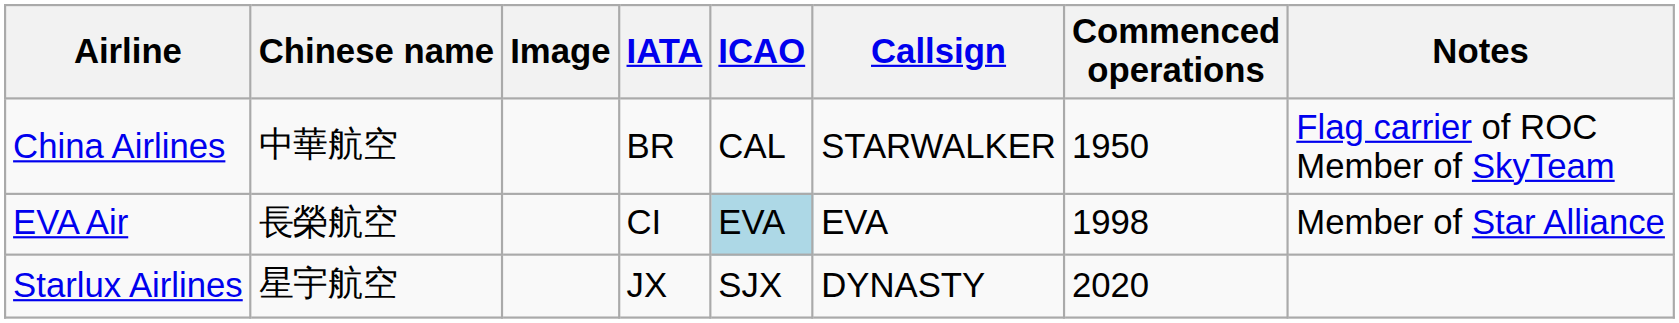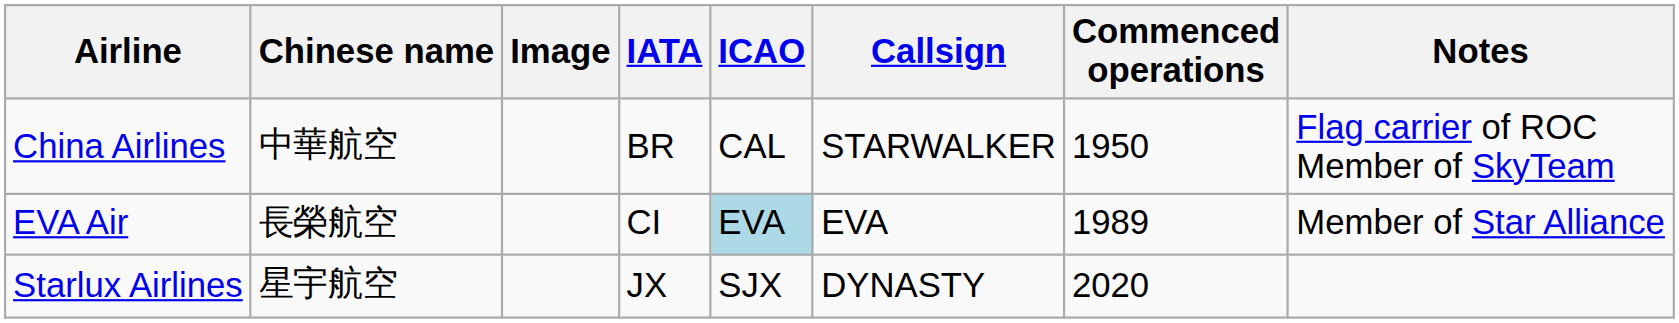(1111, 223) 1998 -> (1111, 223) 1989
